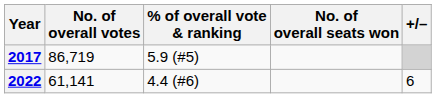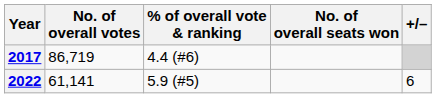(173, 57) 5.9 (#5) -> (173, 57) 4.4 (#6)
(173, 81) 4.4 (#6) -> (173, 81) 5.9 (#5)
